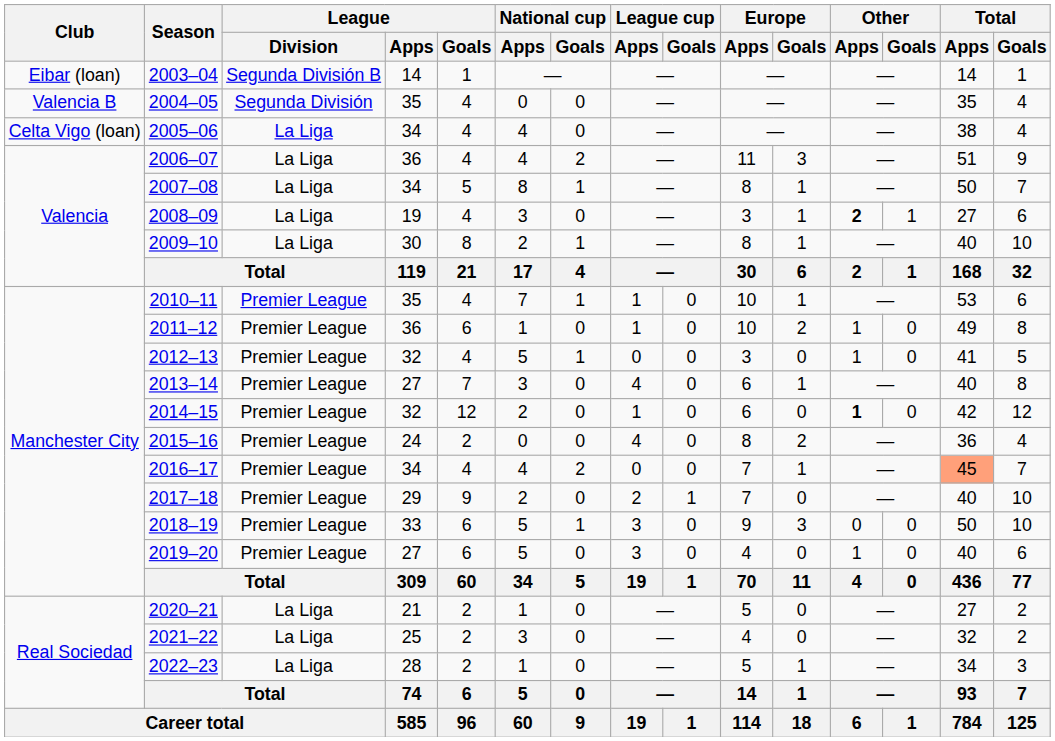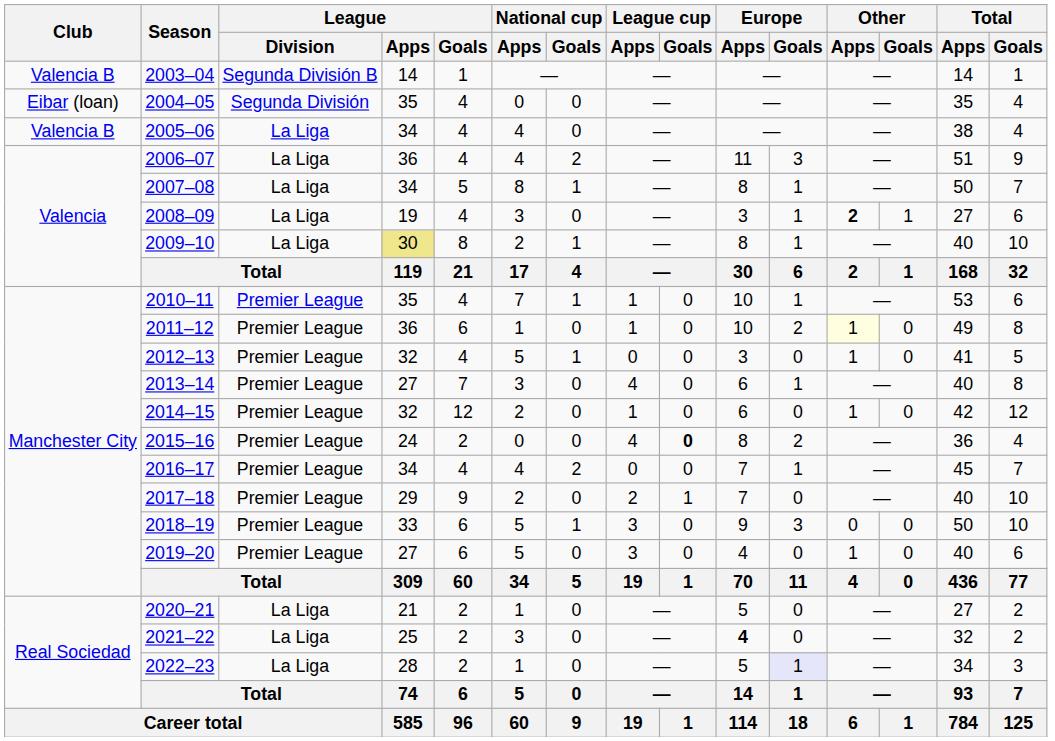(75, 74) Eibar (loan) -> (73, 74) Valencia B
(75, 103) Valencia B -> (73, 103) Eibar (loan)
(75, 131) Celta Vigo (loan) -> (73, 131) Valencia B
(412, 243) no background -> (408, 243) khaki background
(857, 328) no background -> (853, 328) lightyellow background
(857, 412) bold -> (853, 412) normal
(691, 441) normal -> (688, 441) bold
(967, 469) lightsalmon background -> (963, 469) no background
(747, 638) normal -> (743, 638) bold
(802, 666) no background -> (798, 666) lavender background
